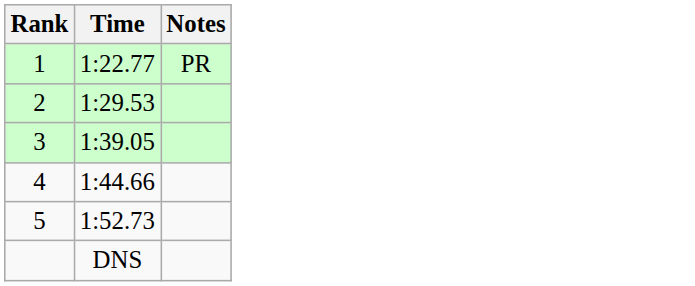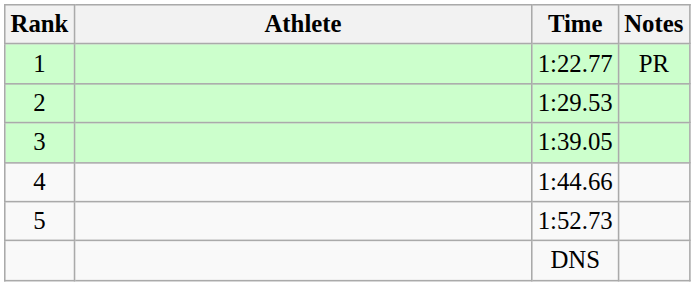+ column: (303, 24)
